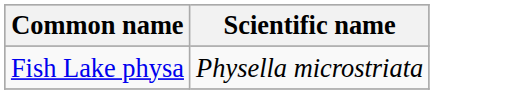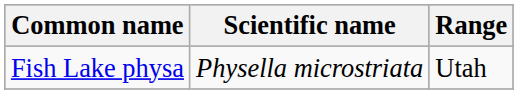+ column: (471, 25)
